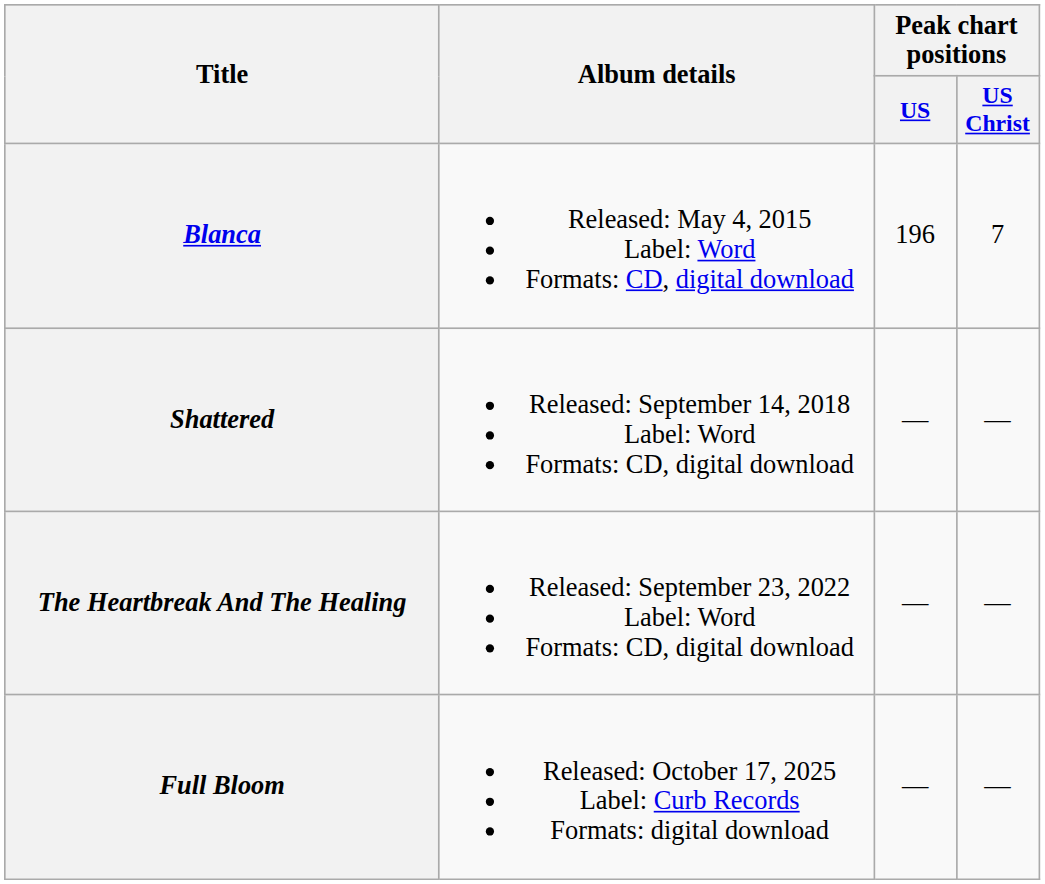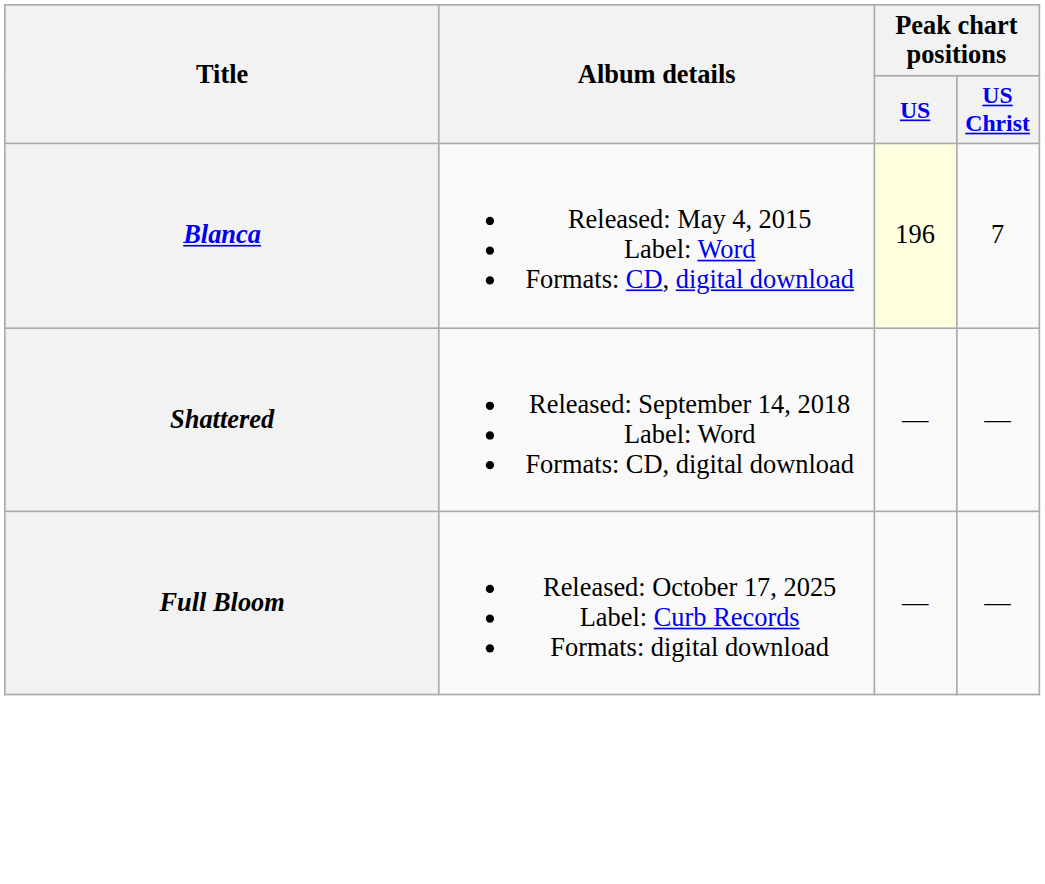(915, 235) no background -> (915, 235) lightyellow background
- row: (222, 602)
